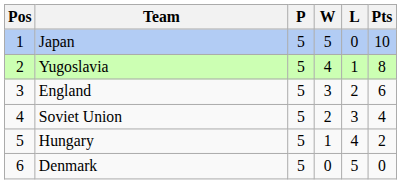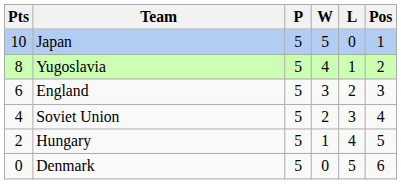columns swapped: (20, 16) <-> (382, 16)
